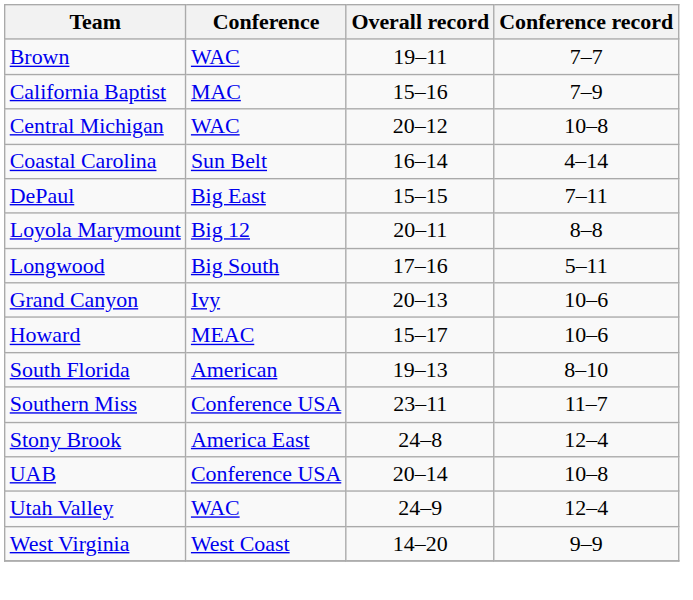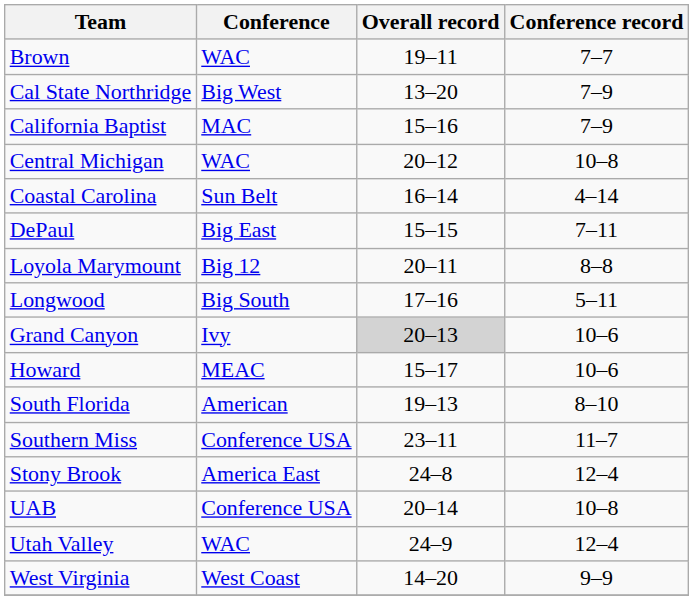+ row: (100, 91)
(420, 299) no background -> (431, 334) lightgrey background
